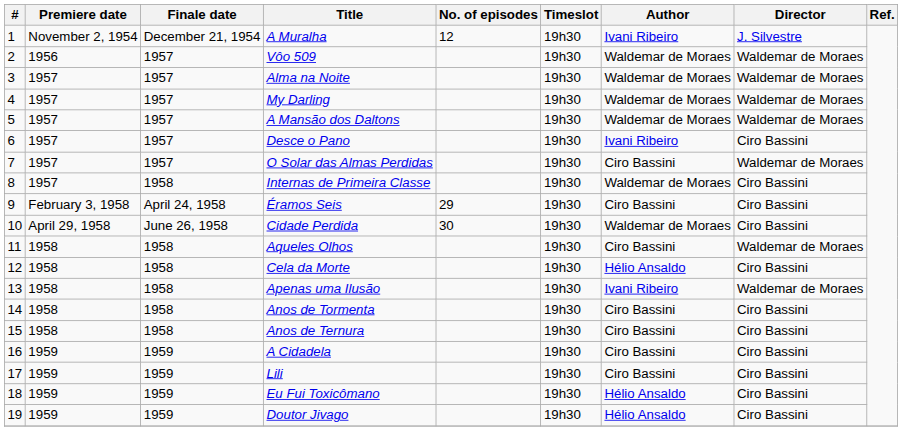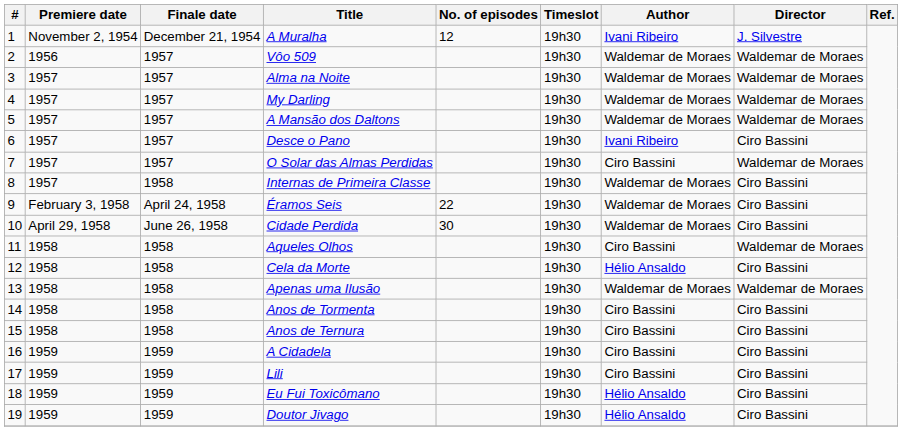(446, 204) 29 -> (446, 204) 22
(640, 204) Ciro Bassini -> (668, 204) Waldemar de Moraes
(641, 288) Ivani Ribeiro -> (668, 288) Waldemar de Moraes
